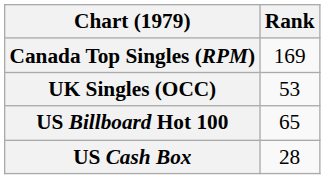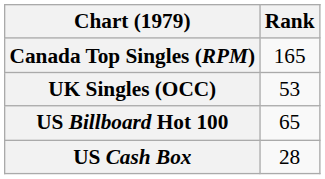(290, 55) 169 -> (290, 55) 165
